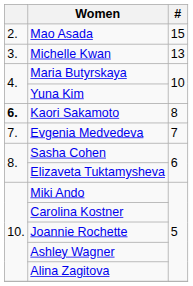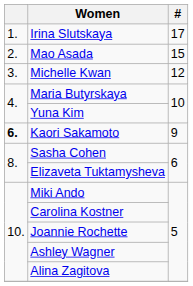+ row: (71, 34)
(178, 53) 13 -> (178, 73) 12
(174, 113) 8 -> (174, 133) 9
- row: (87, 133)
